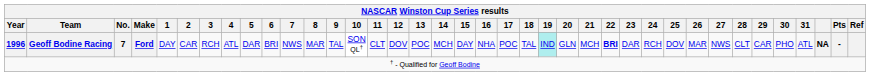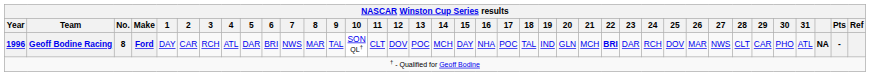(123, 44) 7 -> (123, 44) 8
(548, 44) paleturquoise background -> (548, 44) no background
